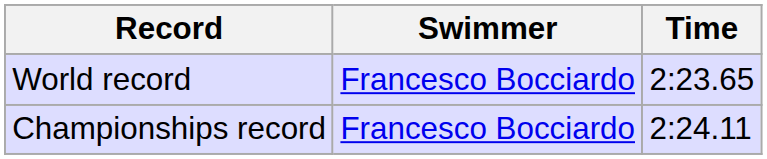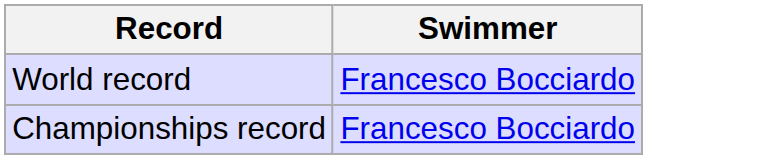- column: (702, 29)
